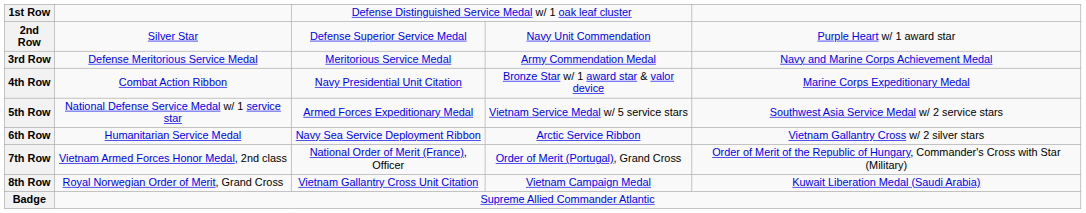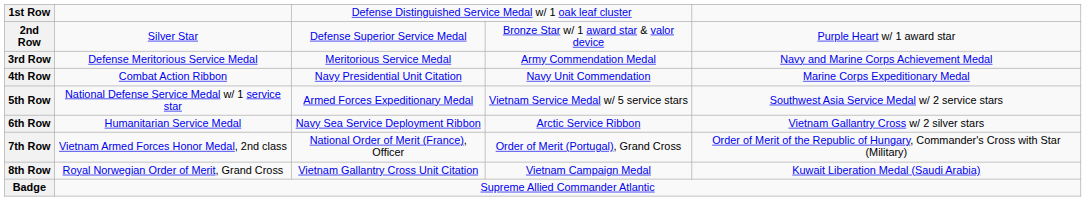(588, 36) Navy Unit Commendation -> (588, 36) Bronze Star w/ 1 award star & valor device
(588, 83) Bronze Star w/ 1 award star & valor device -> (588, 77) Navy Unit Commendation
